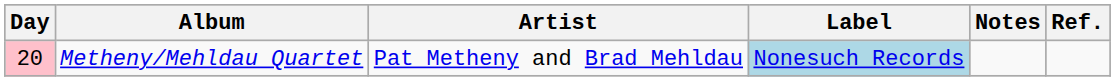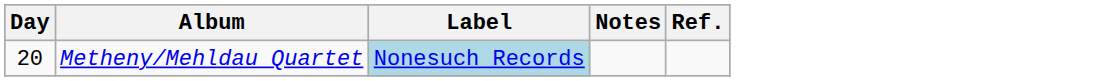- column: (558, 23)
(30, 59) pink background -> (30, 59) no background
